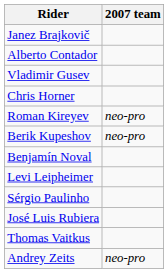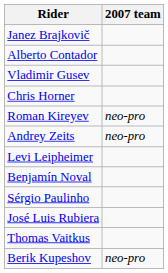rows swapped: (49, 136) <-> (41, 258)
rows swapped: (50, 177) <-> (49, 156)
